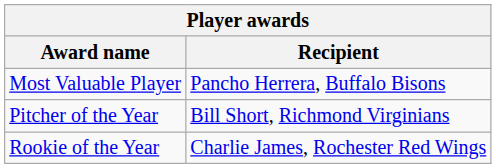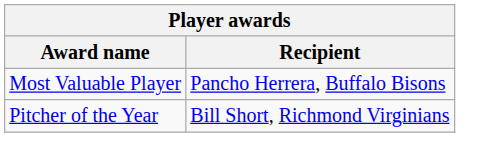- row: (84, 147)
